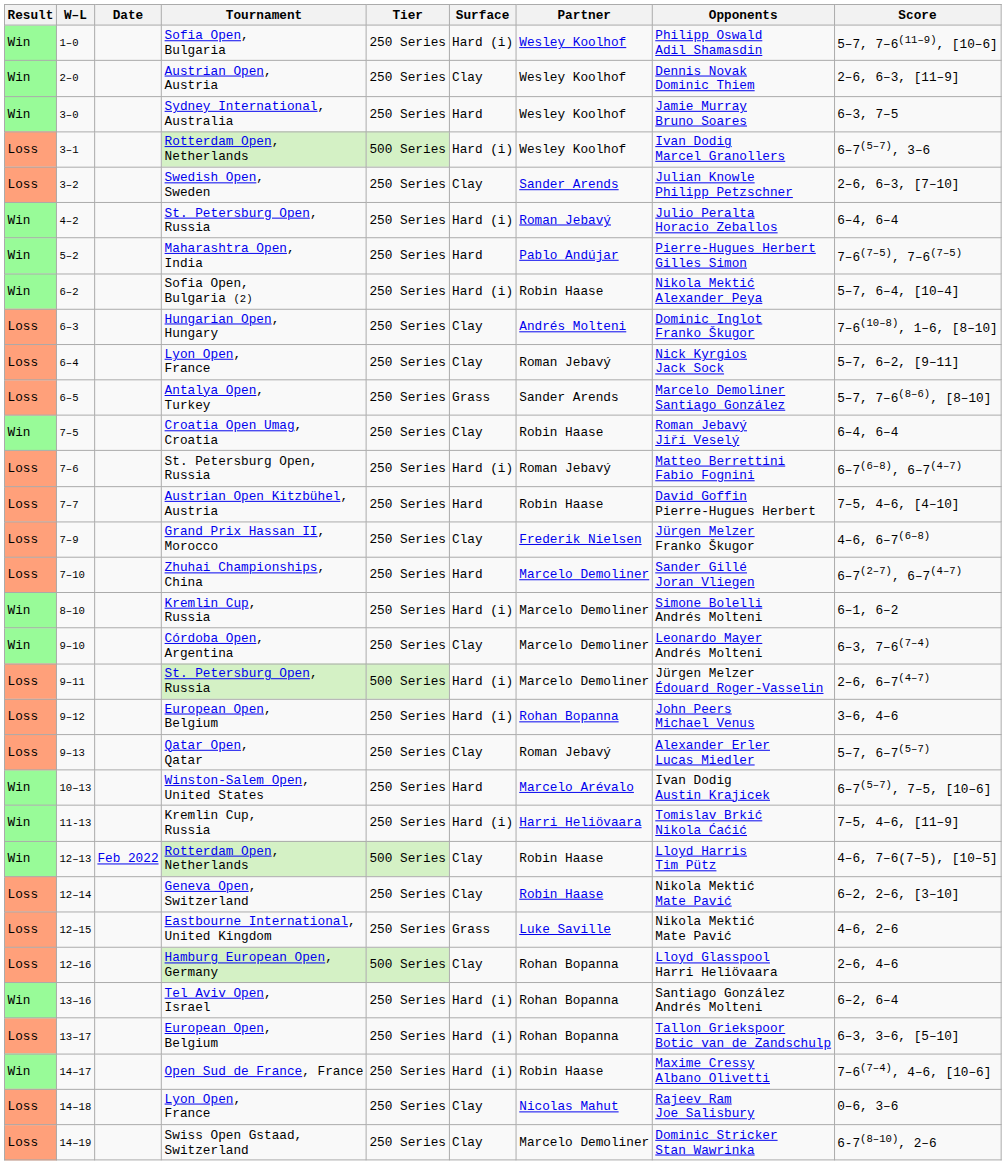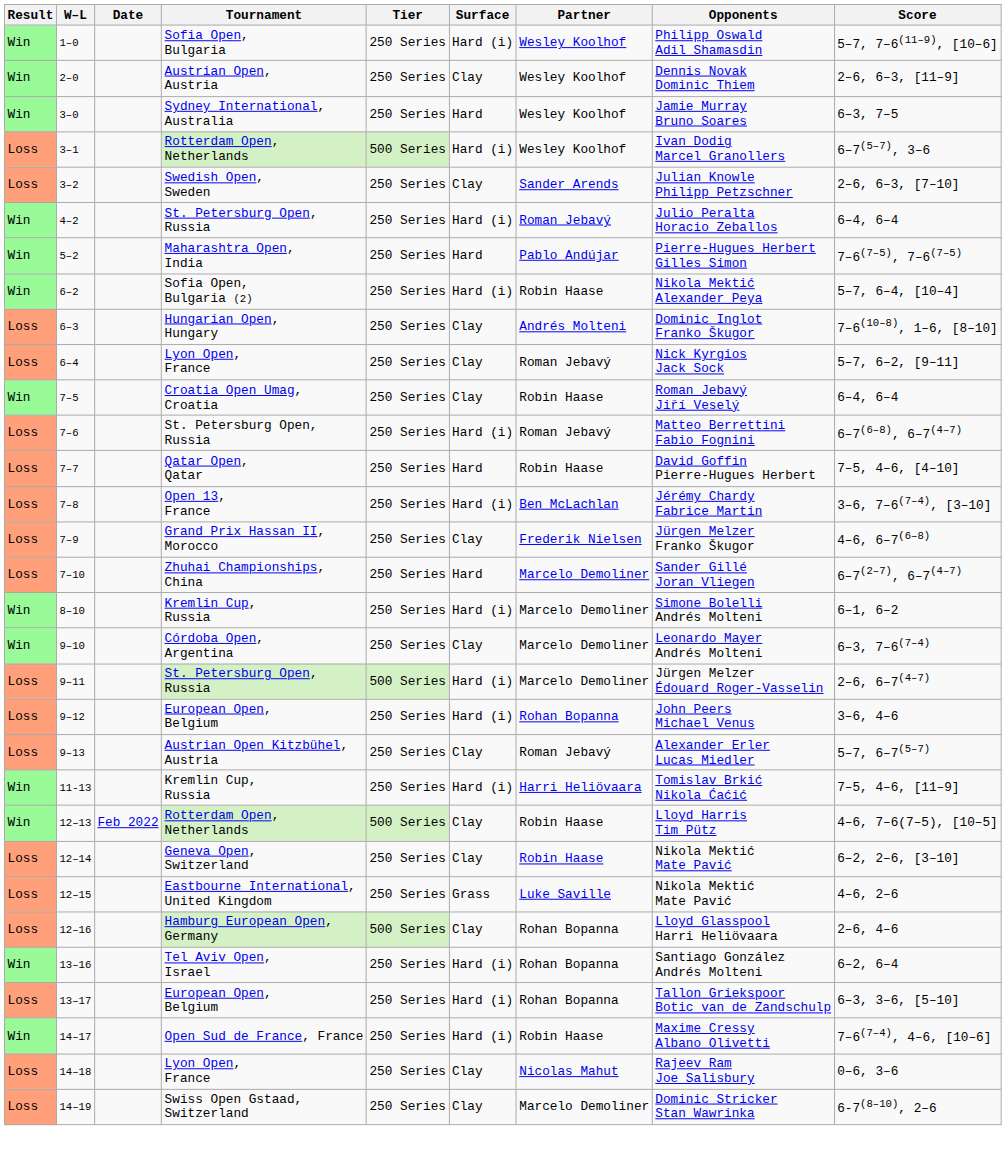- row: (69, 398)
(256, 504) Austrian Open Kitzbühel, Austria -> (207, 469) Qatar Open, Qatar
+ row: (69, 505)
(207, 752) Qatar Open, Qatar -> (256, 752) Austrian Open Kitzbühel, Austria
- row: (75, 788)
